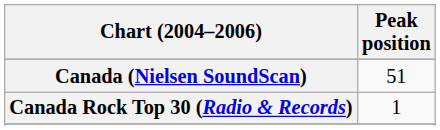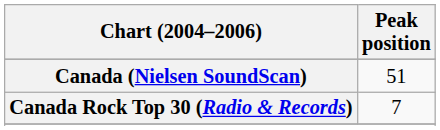(396, 107) 1 -> (396, 107) 7
